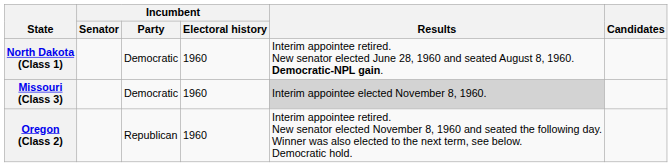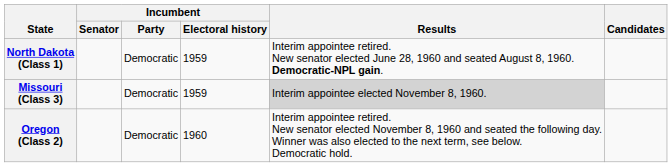(195, 59) 1960 -> (195, 59) 1959
(195, 94) 1960 -> (195, 94) 1959
(151, 135) Republican -> (151, 135) Democratic
